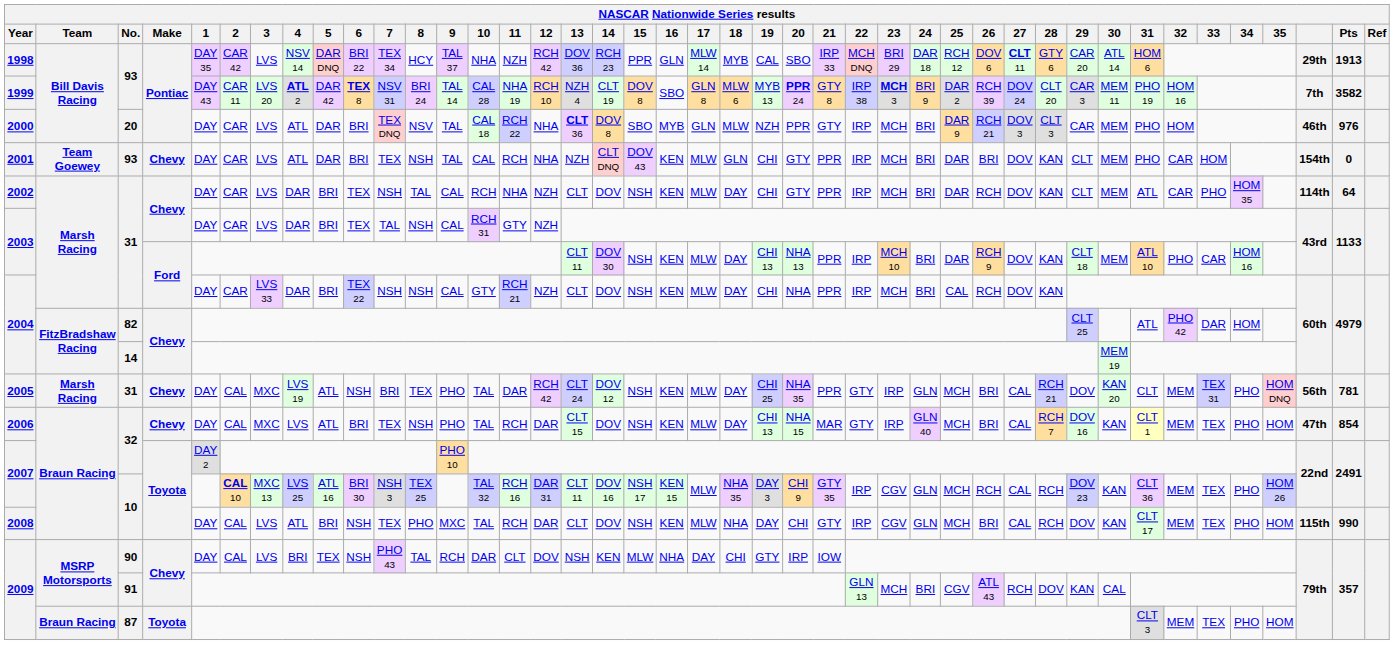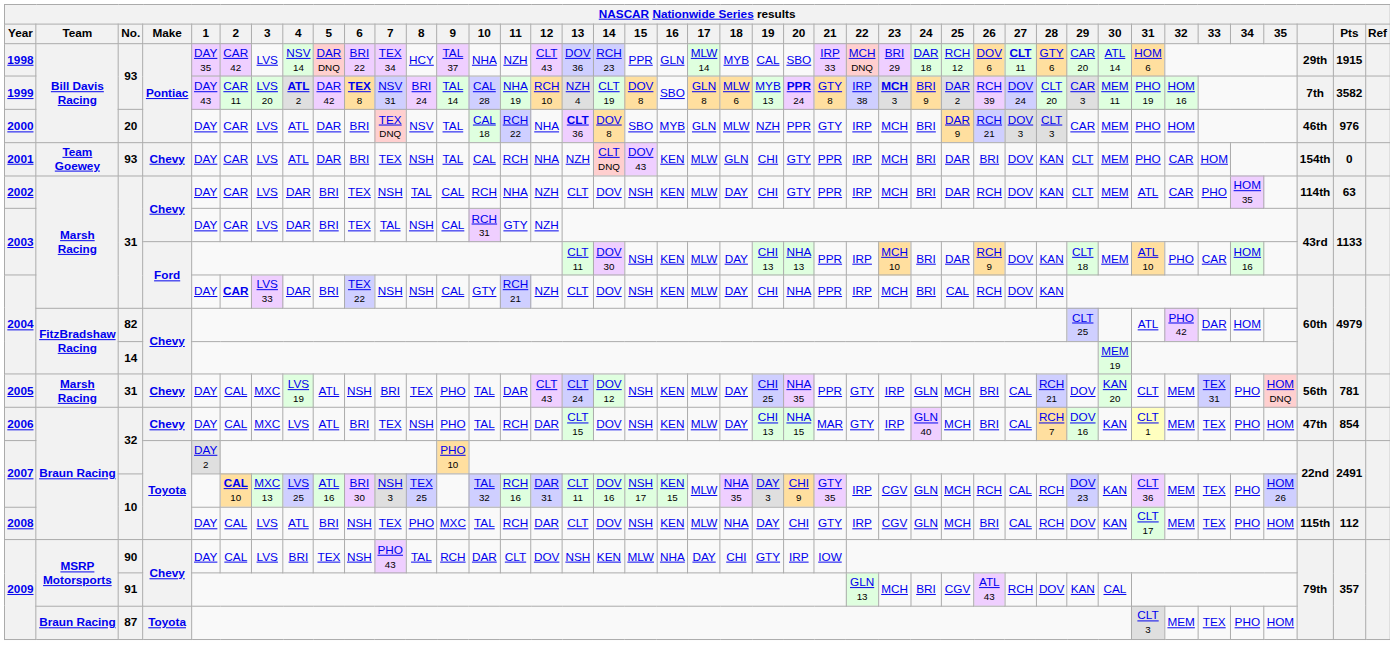(546, 59) RCH 42 -> (547, 59) CLT 43
(1349, 60) 1913 -> (1349, 60) 1915
(1349, 192) 64 -> (1349, 192) 63
(235, 292) normal -> (236, 292) bold
(546, 390) RCH 42 -> (547, 390) CLT 43
(1349, 523) 990 -> (1349, 523) 112
